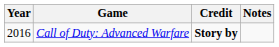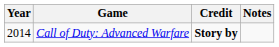(19, 32) 2016 -> (19, 32) 2014
